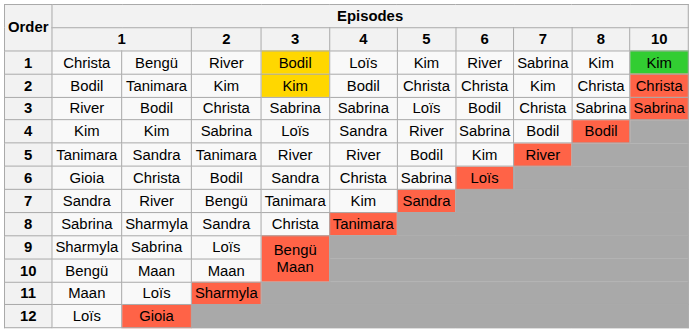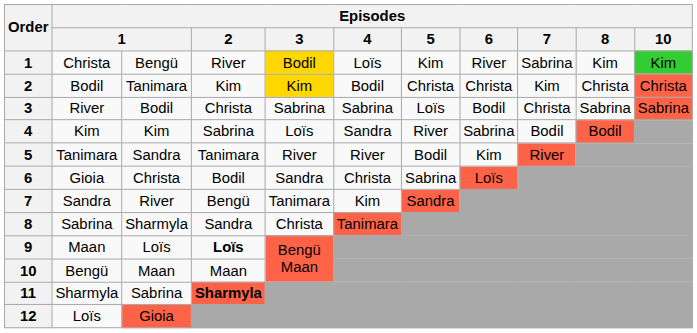(87, 247) Sharmyla -> (87, 247) Maan
(157, 247) Sabrina -> (157, 247) Loïs
(226, 247) normal -> (228, 247) bold
(87, 293) Maan -> (87, 293) Sharmyla
(157, 293) Loïs -> (157, 293) Sabrina
(226, 293) normal -> (228, 293) bold
